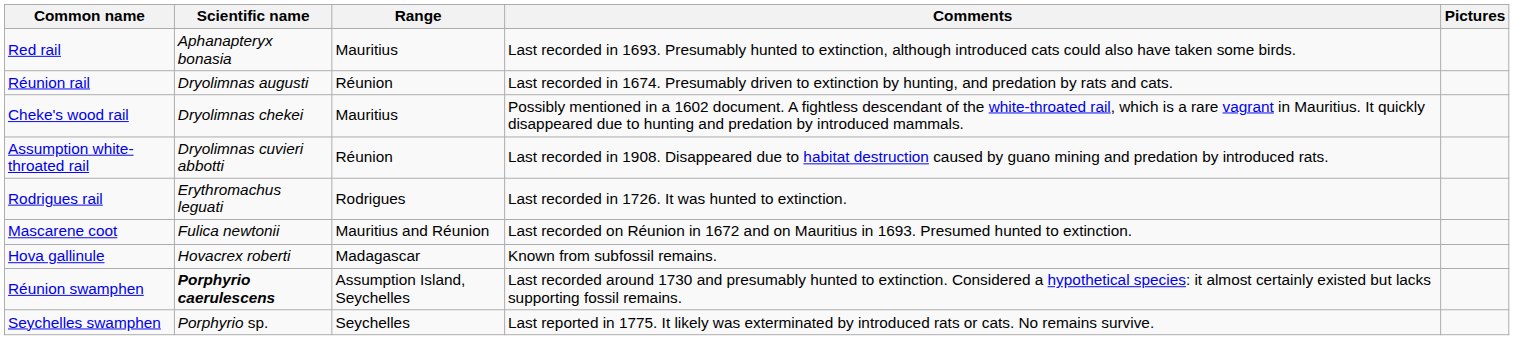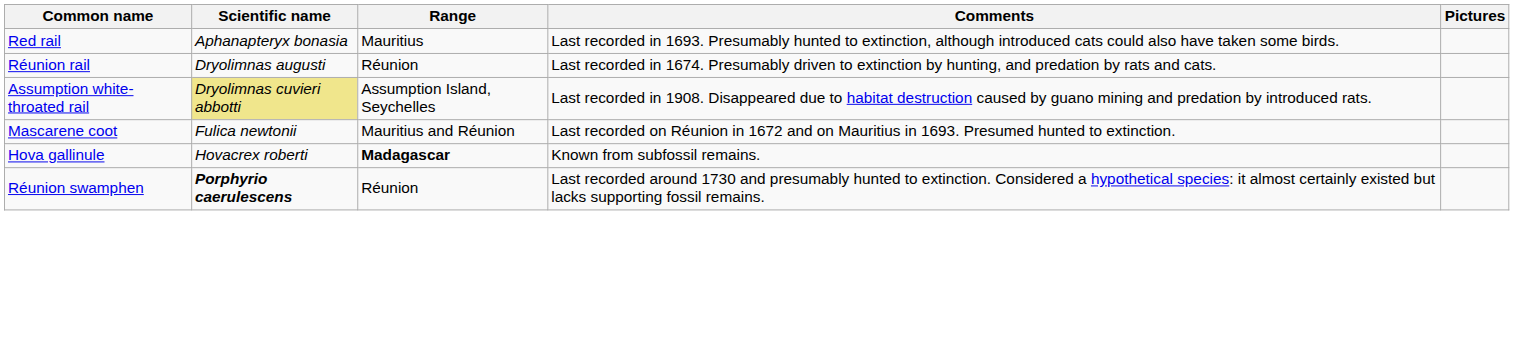- row: (68, 115)
(241, 157) no background -> (258, 98) khaki background
(364, 157) Réunion -> (426, 98) Assumption Island, Seychelles
- row: (55, 198)
(378, 256) normal -> (406, 155) bold
(400, 289) Assumption Island, Seychelles -> (390, 188) Réunion
- row: (84, 322)
